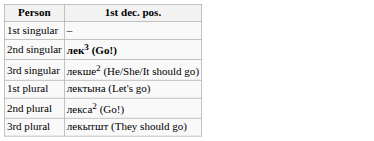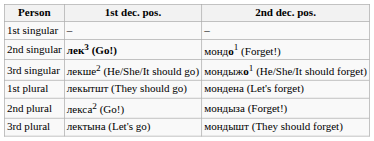+ column: (286, 13)
(109, 89) лектына (Let's go) -> (127, 89) лекытшт (They should go)
(127, 127) лекытшт (They should go) -> (109, 127) лектына (Let's go)
